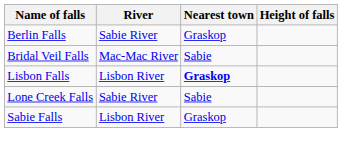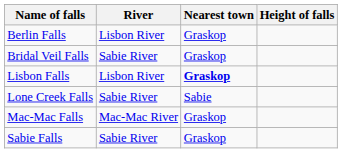(128, 35) Sabie River -> (132, 35) Lisbon River
(138, 56) Mac-Mac River -> (128, 56) Sabie River
(198, 56) Sabie -> (205, 56) Graskop
+ row: (45, 117)
(132, 117) Lisbon River -> (128, 138) Sabie River
